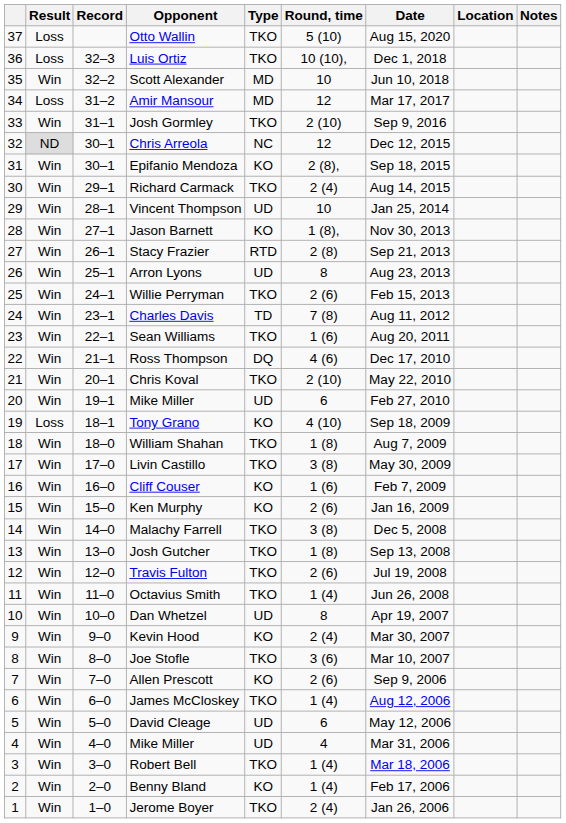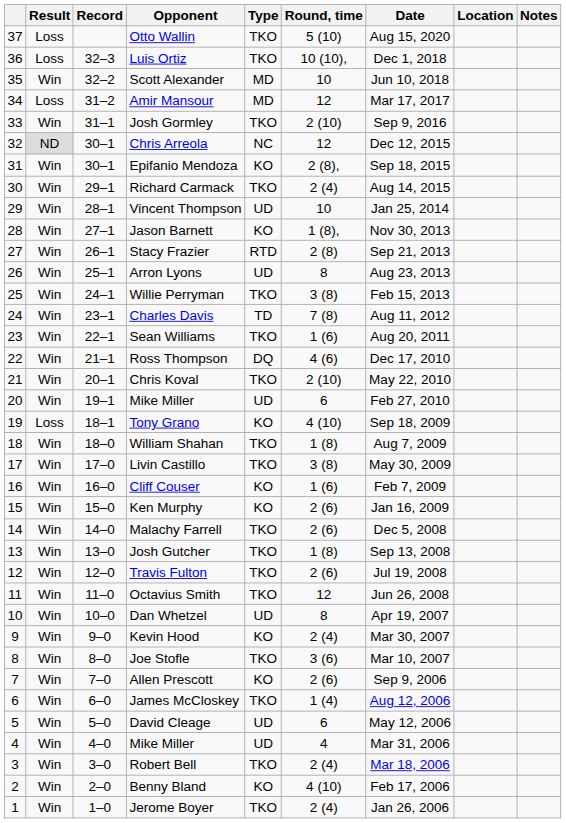(324, 294) 2 (6) -> (324, 294) 3 (8)
(324, 529) 3 (8) -> (324, 529) 2 (6)
(324, 594) 1 (4) -> (324, 594) 12
(324, 765) 1 (4) -> (324, 765) 2 (4)
(324, 786) 1 (4) -> (324, 786) 4 (10)
